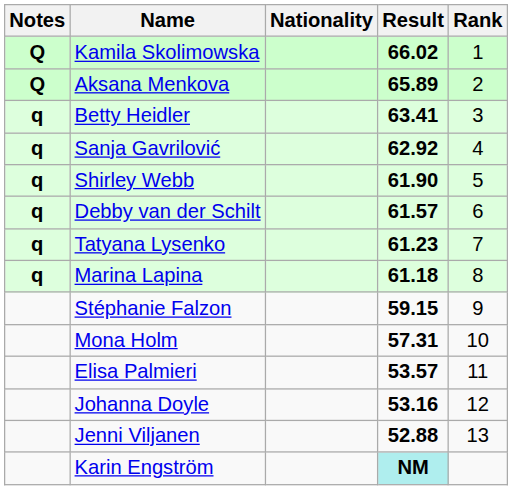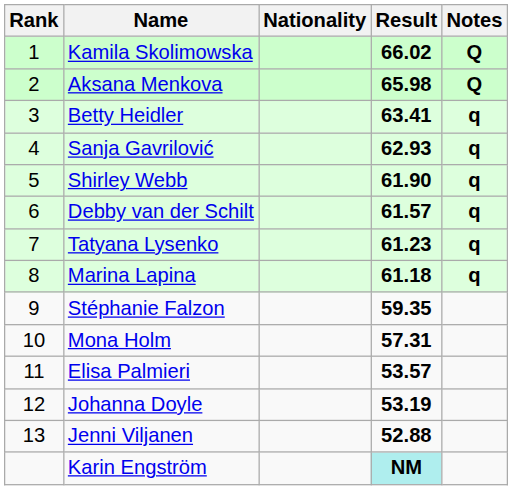columns swapped: (478, 20) <-> (37, 20)
(413, 84) 65.89 -> (406, 84) 65.98
(413, 148) 62.92 -> (406, 148) 62.93
(413, 308) 59.15 -> (406, 308) 59.35
(413, 404) 53.16 -> (406, 404) 53.19
